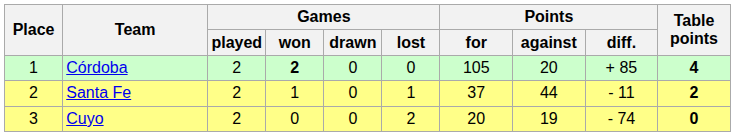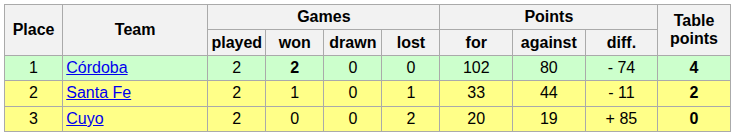(476, 67) 105 -> (476, 67) 102
(549, 67) 20 -> (549, 67) 80
(621, 67) + 85 -> (621, 67) - 74
(476, 93) 37 -> (476, 93) 33
(621, 118) - 74 -> (621, 118) + 85
